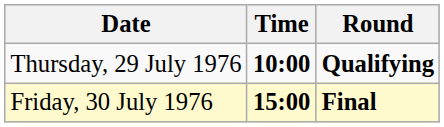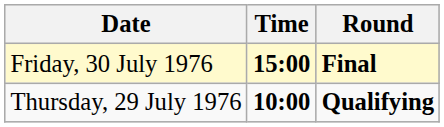rows swapped: (126, 63) <-> (112, 102)
